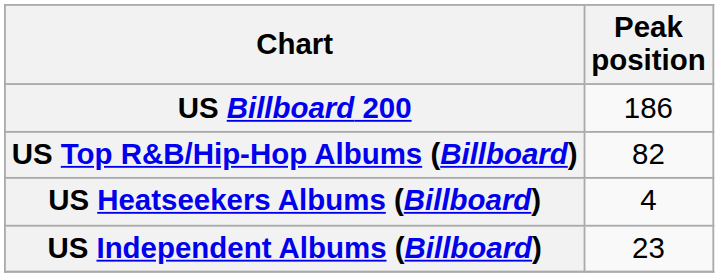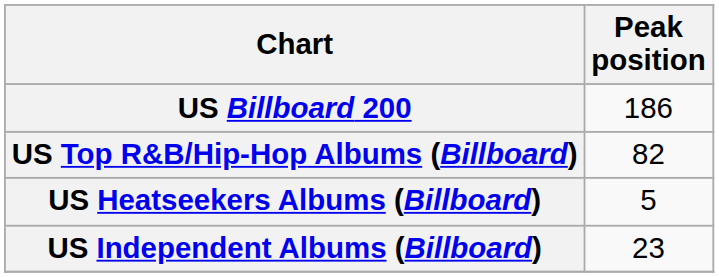(648, 201) 4 -> (648, 201) 5
